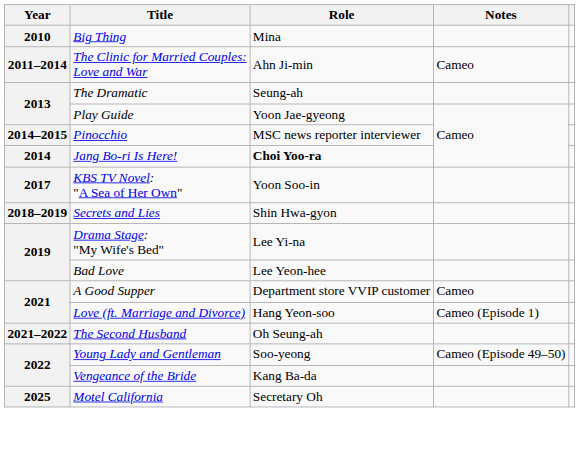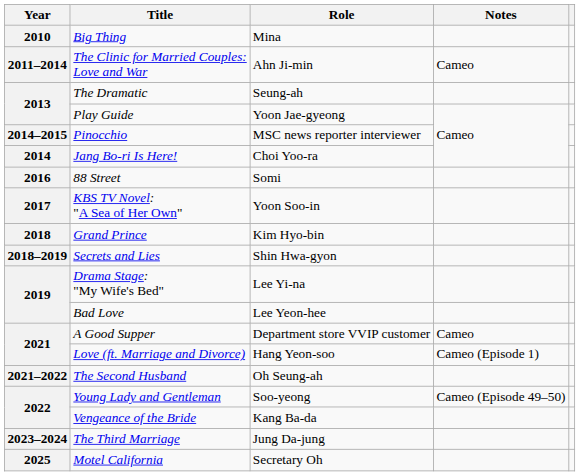(287, 156) bold -> (285, 156) normal
+ row: (97, 177)
+ row: (110, 234)
+ row: (127, 438)
